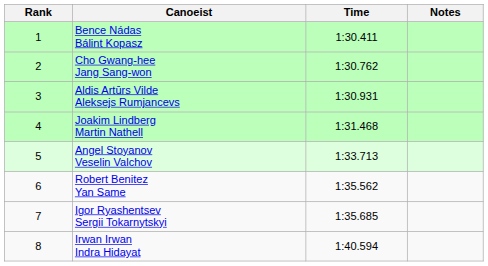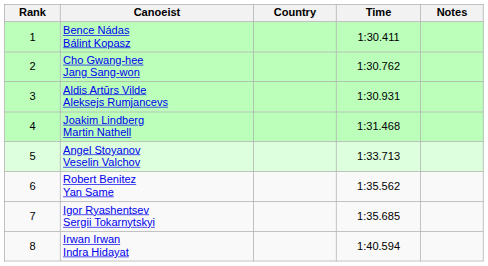+ column: (295, 13)
